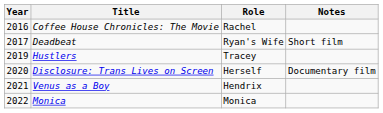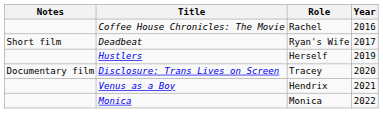columns swapped: (17, 12) <-> (332, 12)
(240, 56) Tracey -> (308, 56) Herself
(243, 71) Herself -> (306, 71) Tracey
